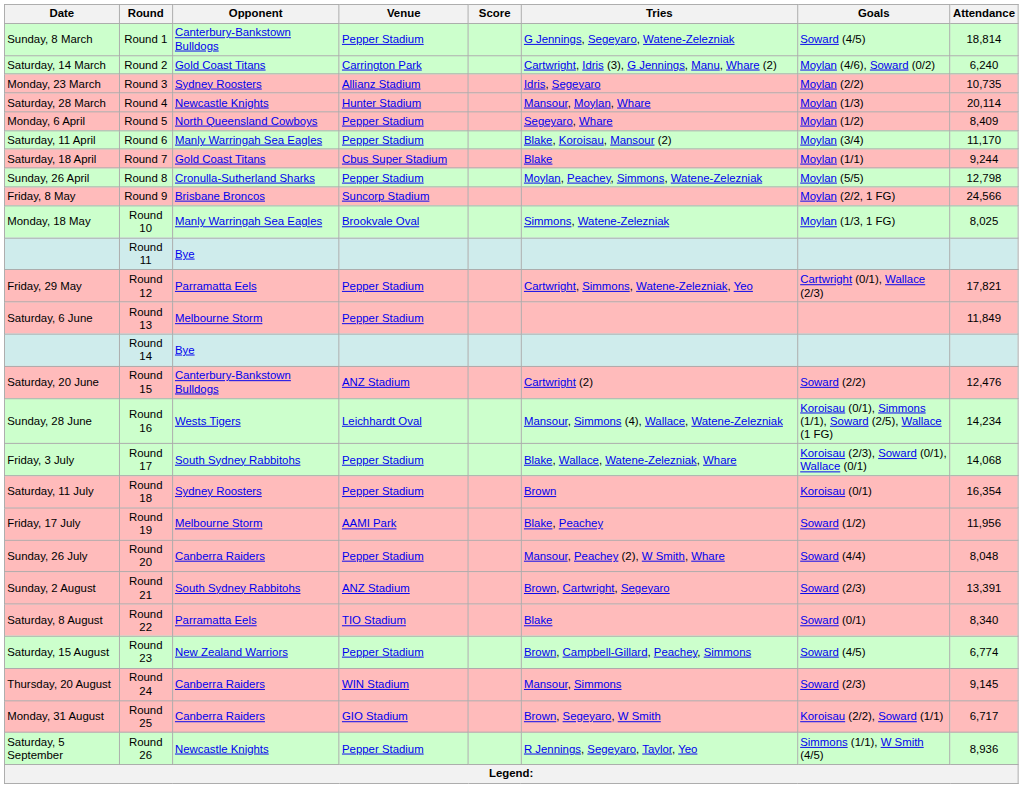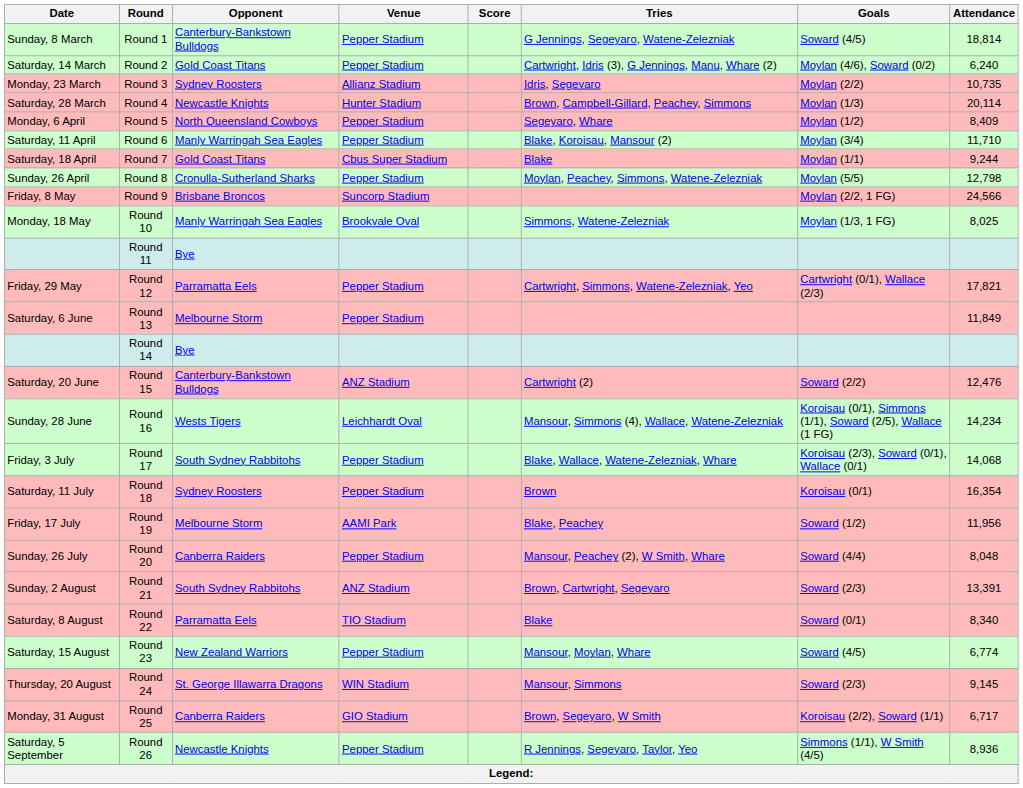(382, 65) Carrington Park -> (383, 65) Pepper Stadium
(587, 102) Mansour, Moylan, Whare -> (638, 102) Brown, Campbell-Gillard, Peachey, Simmons
(984, 140) 11,170 -> (984, 140) 11,710
(638, 652) Brown, Campbell-Gillard, Peachey, Simmons -> (587, 652) Mansour, Moylan, Whare
(220, 684) Canberra Raiders -> (249, 684) St. George Illawarra Dragons
